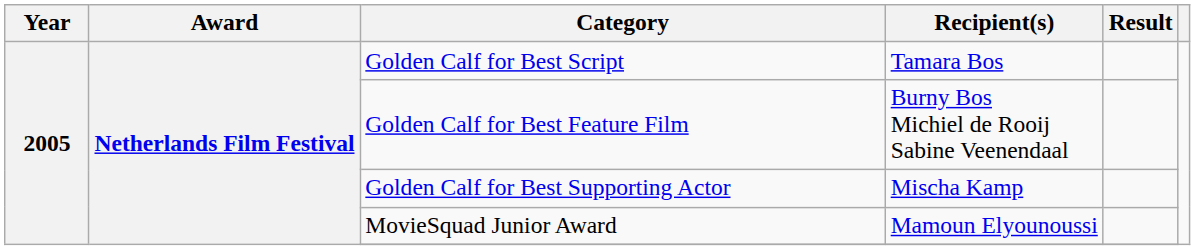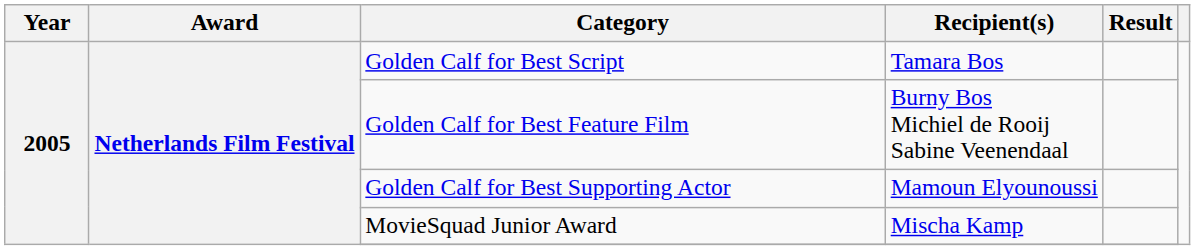(957, 187) Mischa Kamp -> (994, 187) Mamoun Elyounoussi
(994, 225) Mamoun Elyounoussi -> (957, 225) Mischa Kamp
